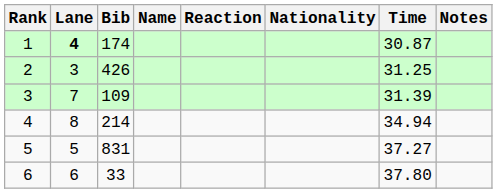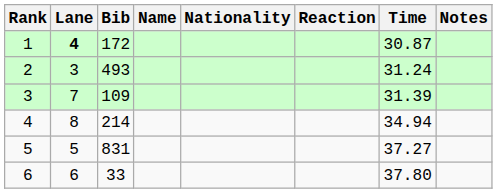columns swapped: (323, 18) <-> (223, 18)
(116, 44) 174 -> (116, 44) 172
(116, 70) 426 -> (116, 70) 493
(408, 70) 31.25 -> (408, 70) 31.24
